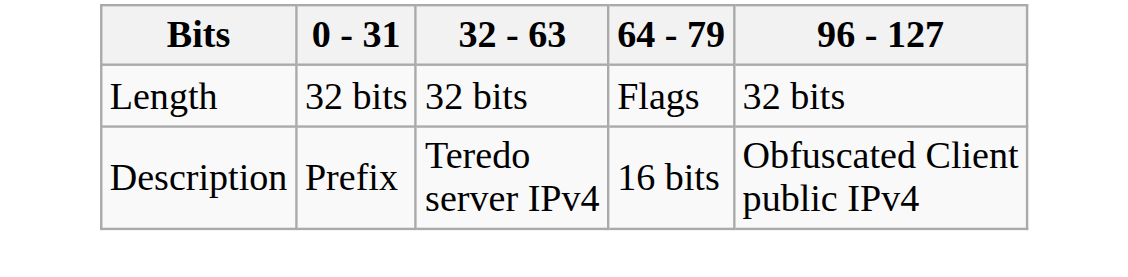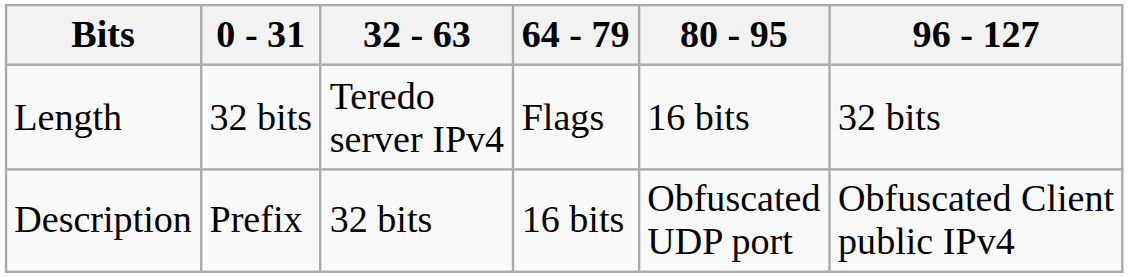+ column: (734, 34)
(476, 95) 32 bits -> (417, 116) Teredo server IPv4
(512, 176) Teredo server IPv4 -> (381, 219) 32 bits
